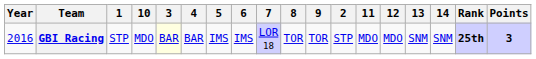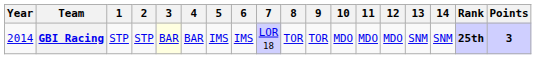columns swapped: (343, 13) <-> (144, 13)
(20, 38) 2016 -> (20, 38) 2014
